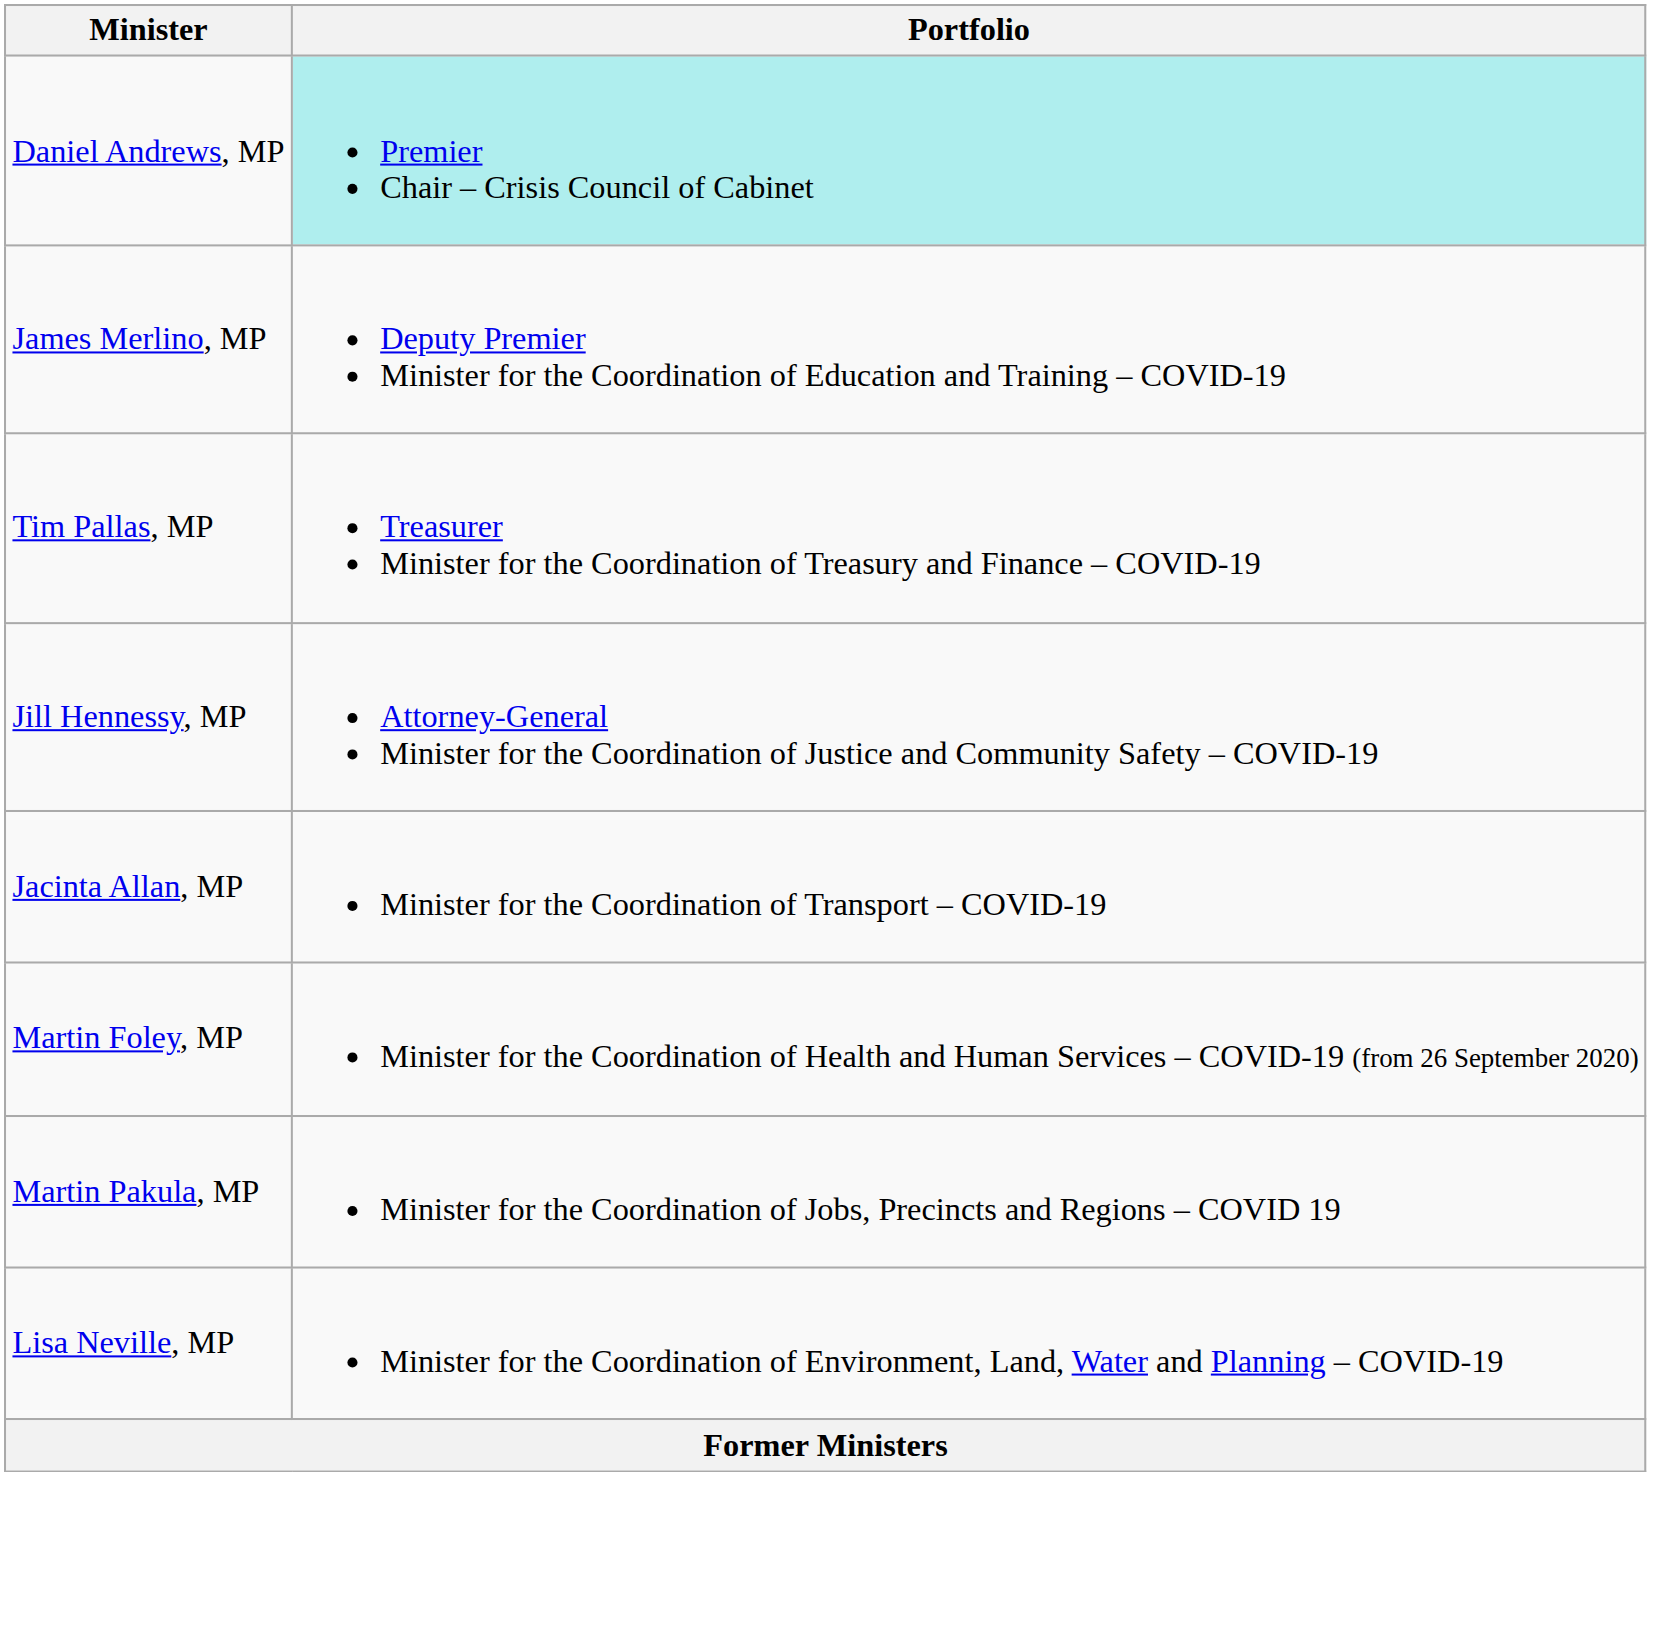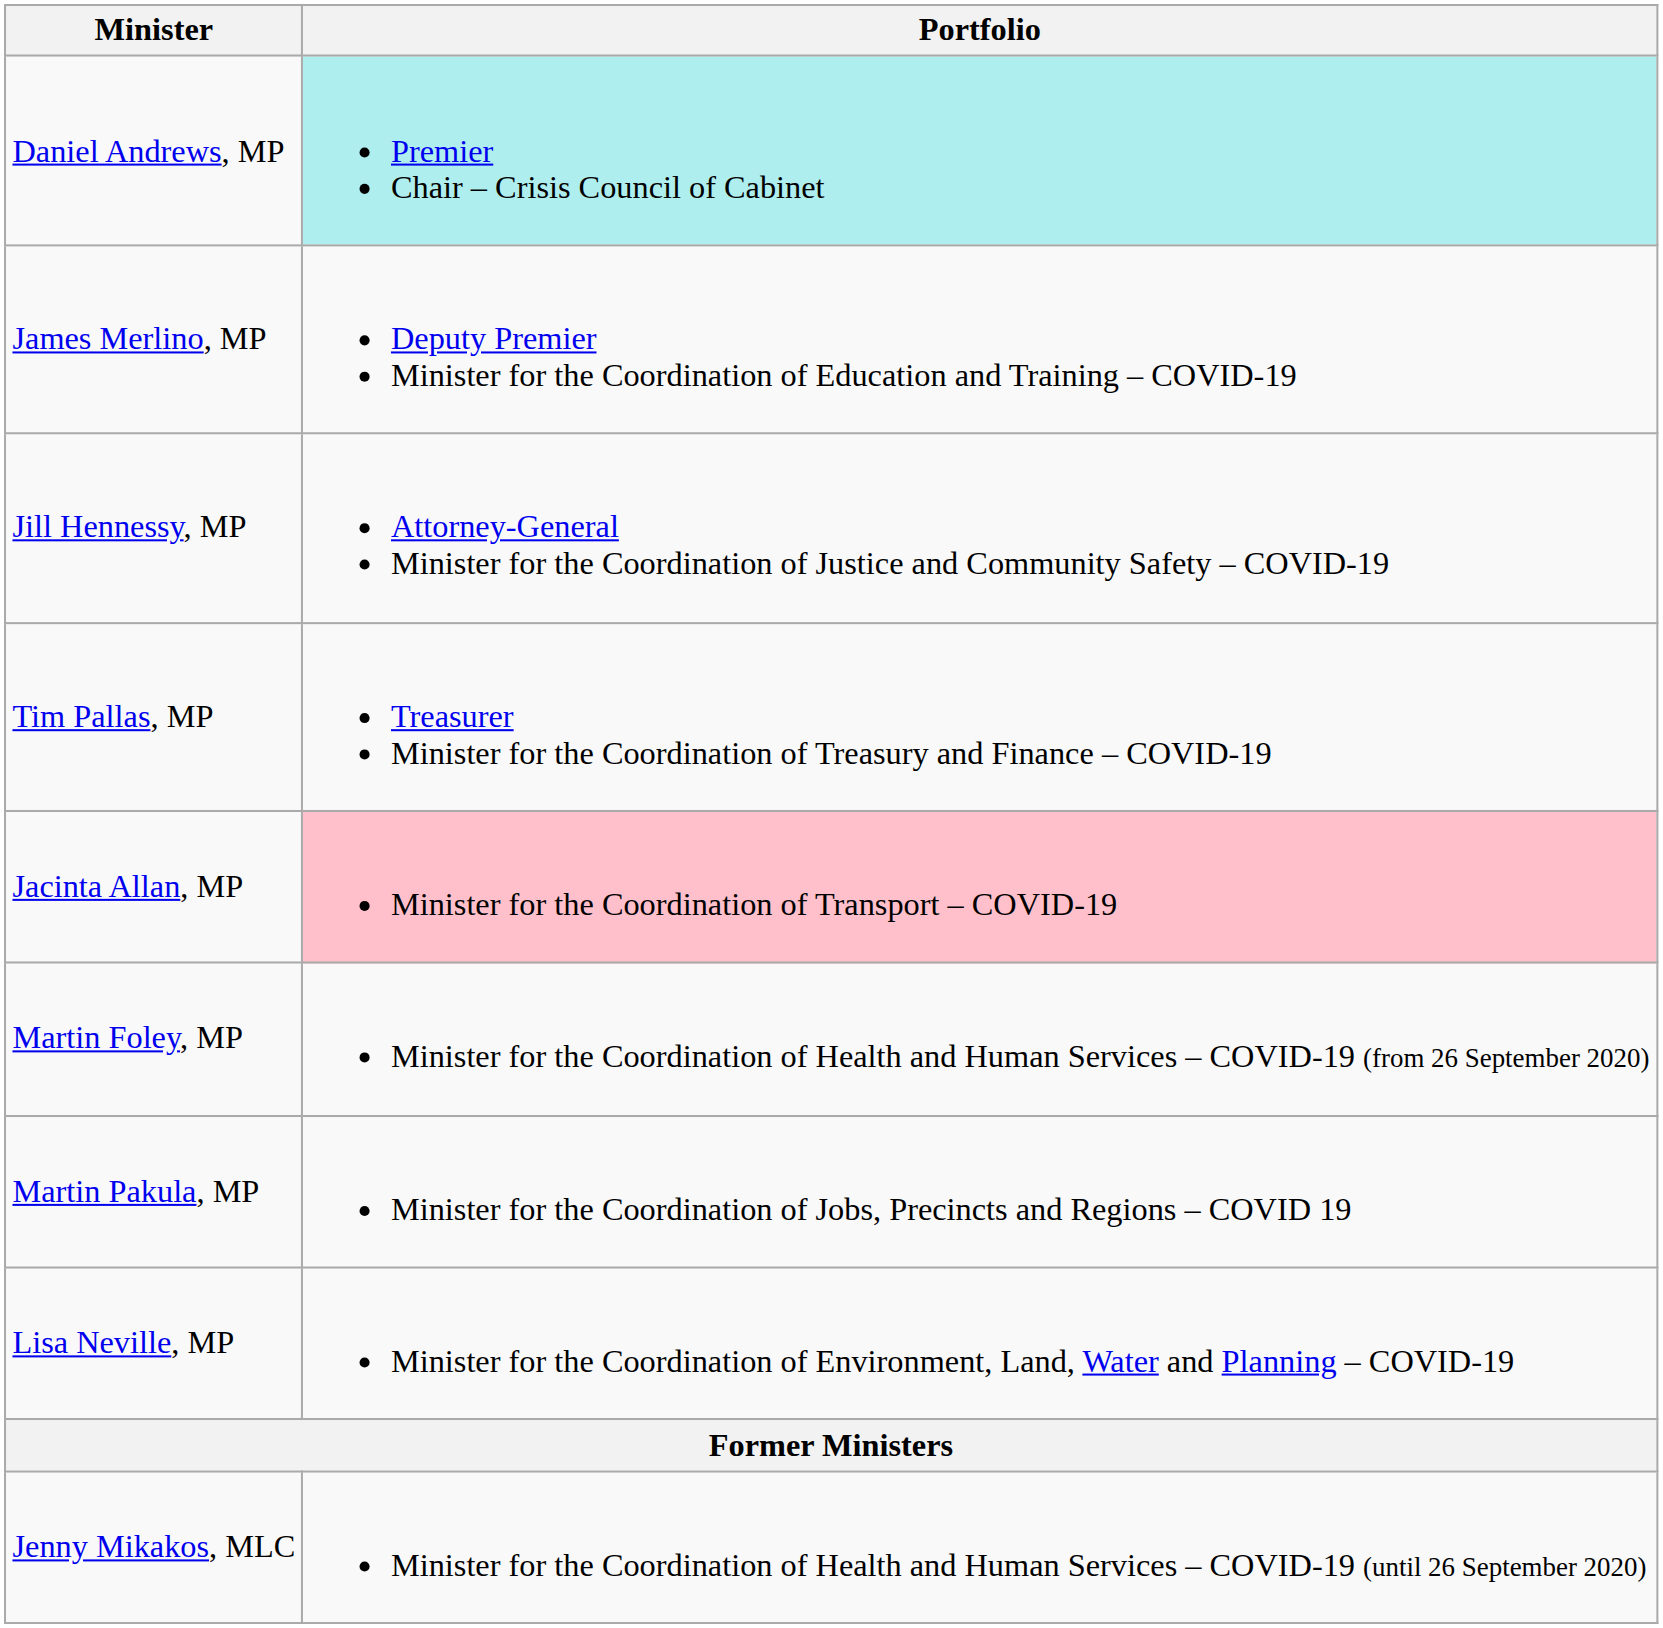rows swapped: (113, 527) <-> (129, 715)
(969, 905) no background -> (980, 905) pink background
+ row: (154, 1546)
